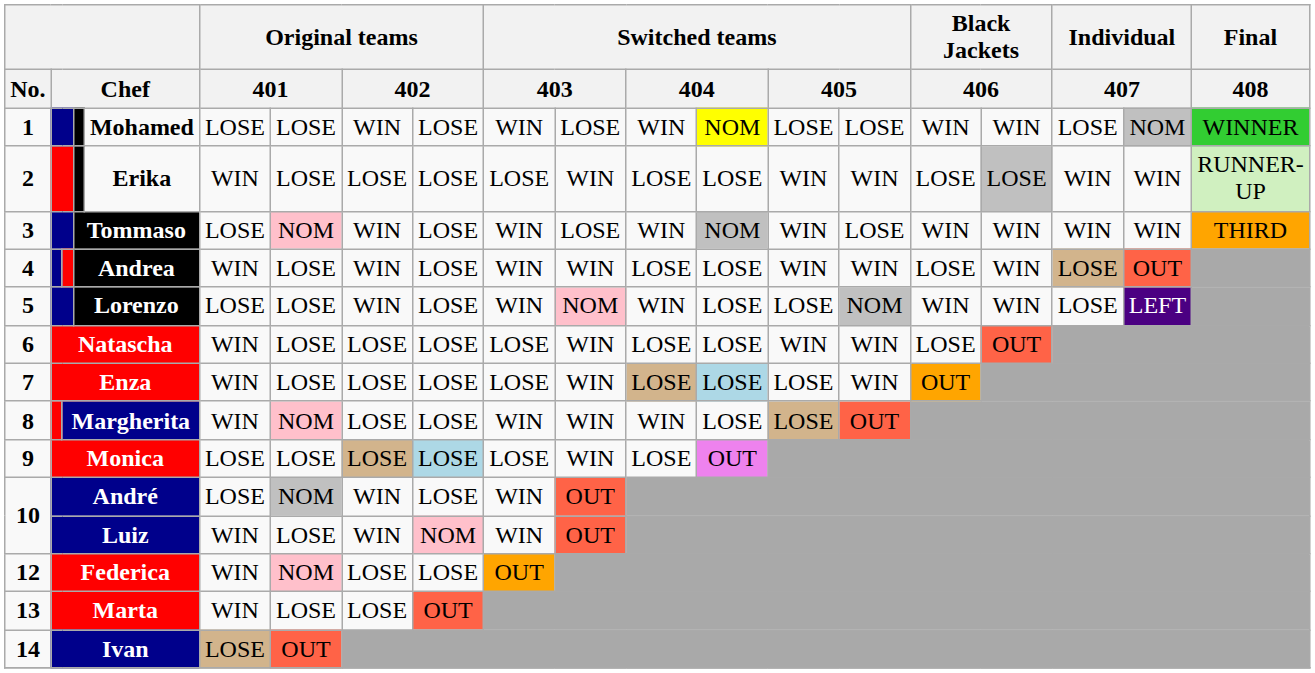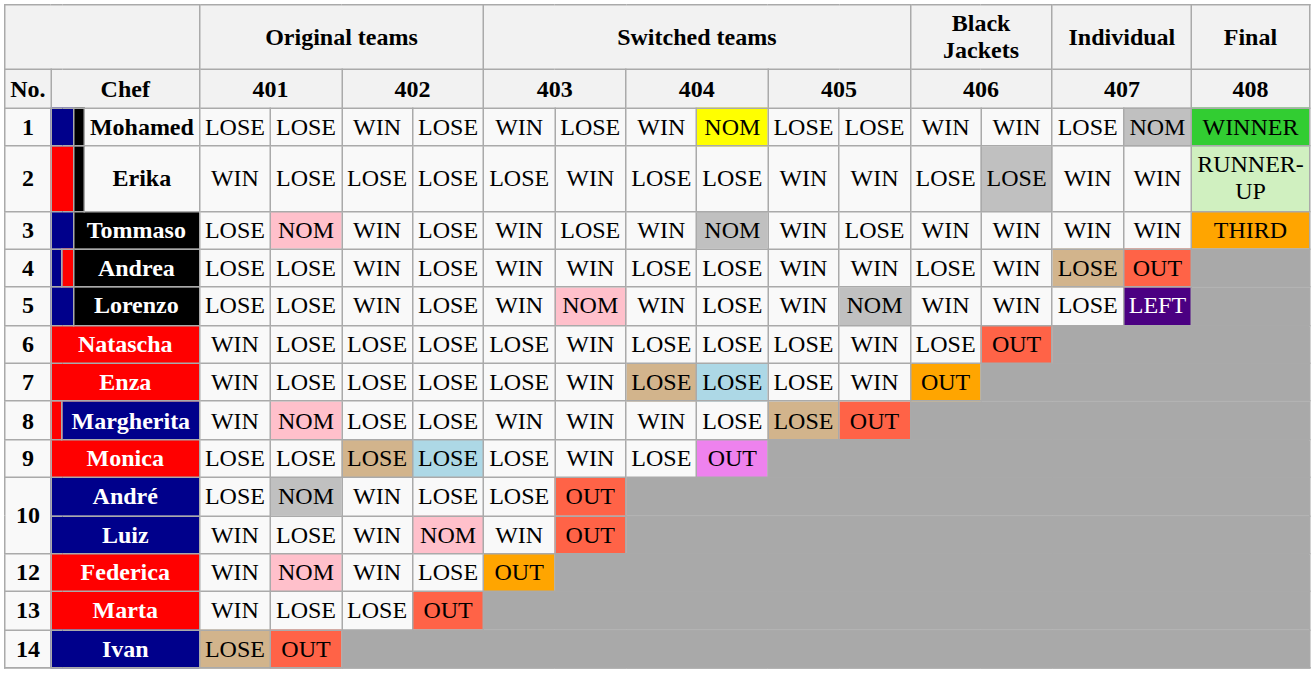(235, 267) WIN -> (235, 267) LOSE
(803, 305) LOSE -> (803, 305) WIN
(803, 343) WIN -> (803, 343) LOSE
(519, 496) WIN -> (519, 496) LOSE
(377, 572) LOSE -> (377, 572) WIN
